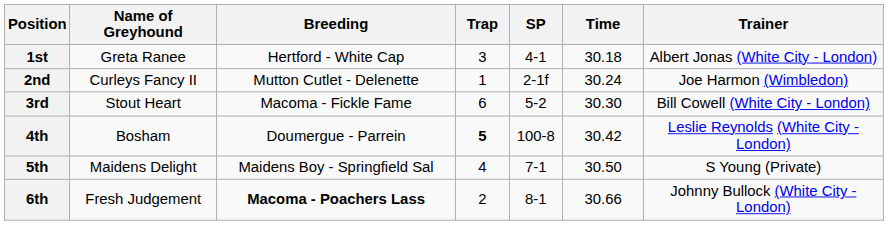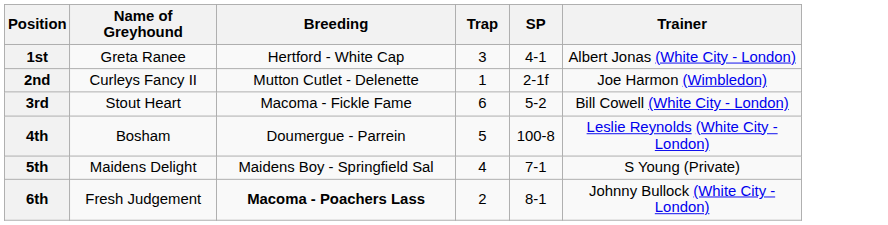- column: (603, 24)
(482, 135) bold -> (482, 135) normal
